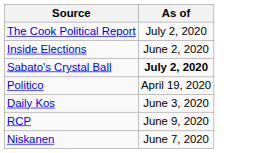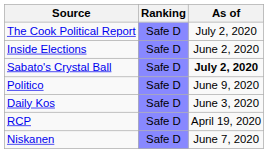+ column: (163, 13)
(176, 85) April 19, 2020 -> (226, 85) June 9, 2020
(176, 121) June 9, 2020 -> (226, 121) April 19, 2020
